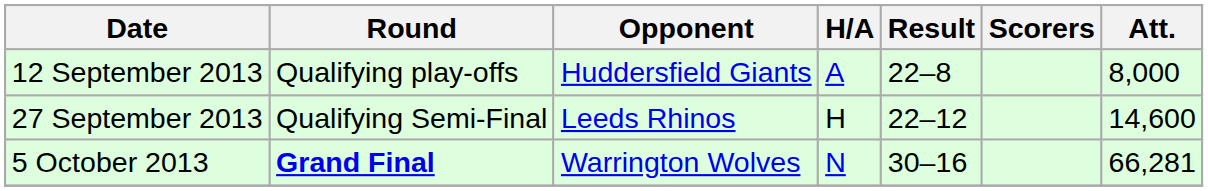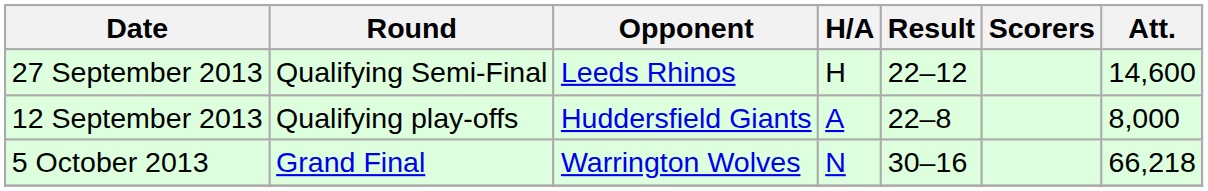rows swapped: (137, 72) <-> (137, 117)
(355, 162) bold -> (351, 162) normal
(1152, 162) 66,281 -> (1152, 162) 66,218
